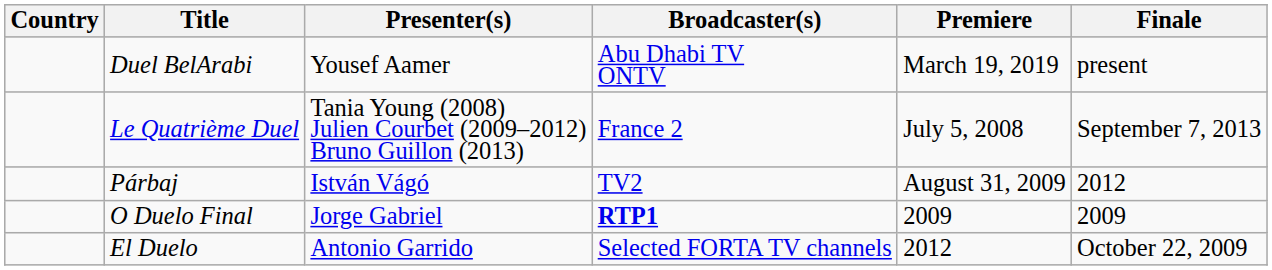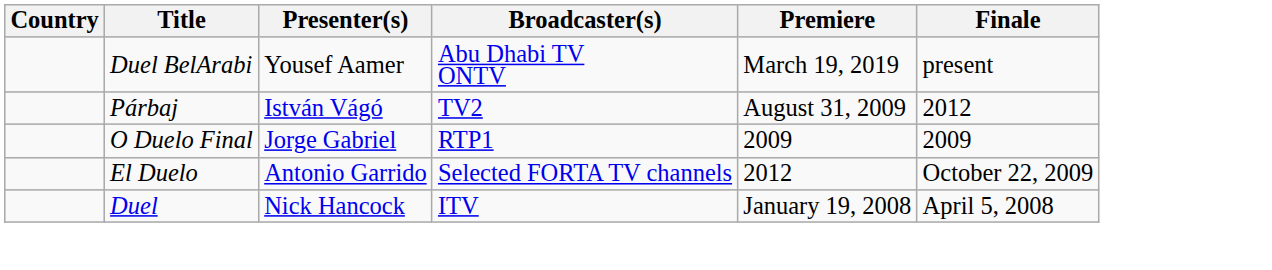- row: (205, 129)
(628, 215) bold -> (466, 140) normal
+ row: (134, 205)
